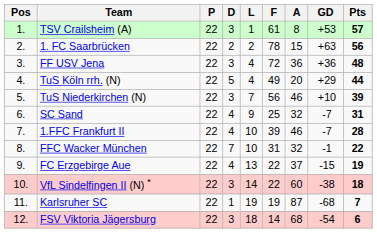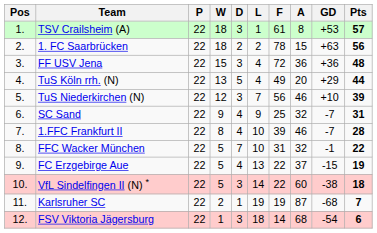+ column: (221, 13)
